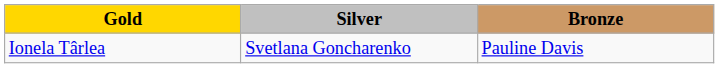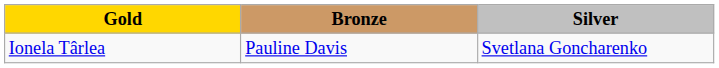columns swapped: (359, 18) <-> (596, 18)
